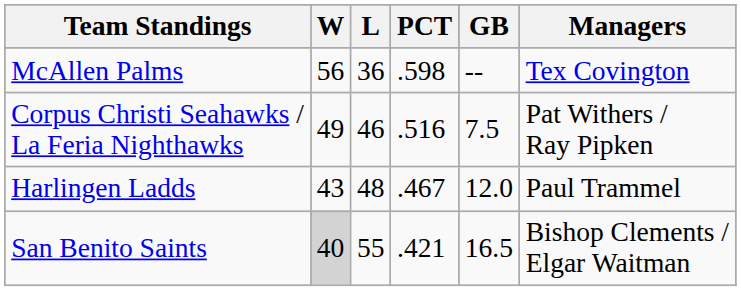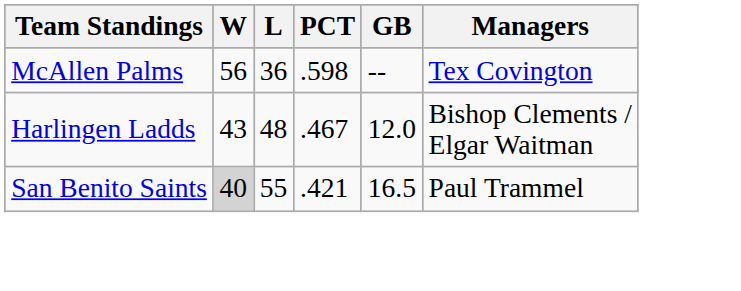- row: (158, 129)
(603, 188) Paul Trammel -> (530, 129) Bishop Clements / Elgar Waitman
(627, 247) Bishop Clements / Elgar Waitman -> (506, 188) Paul Trammel
